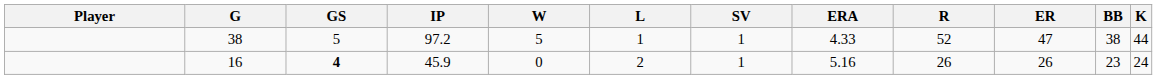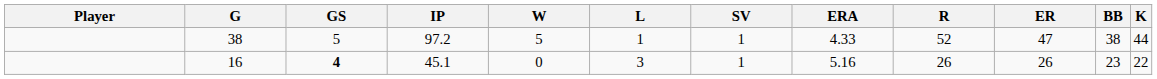(438, 62) 45.9 -> (438, 62) 45.1
(640, 62) 2 -> (640, 62) 3
(1141, 62) 24 -> (1141, 62) 22
